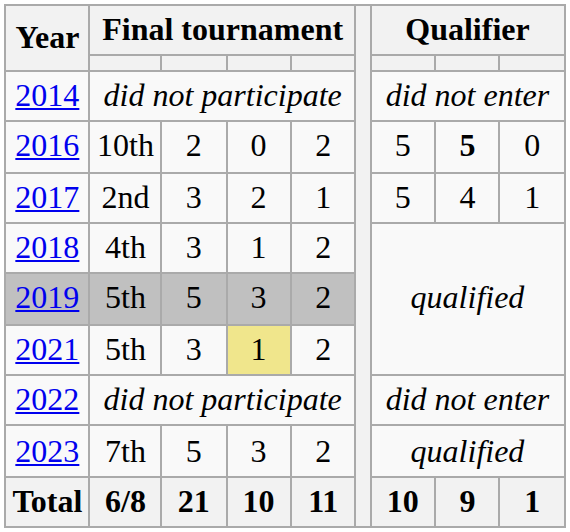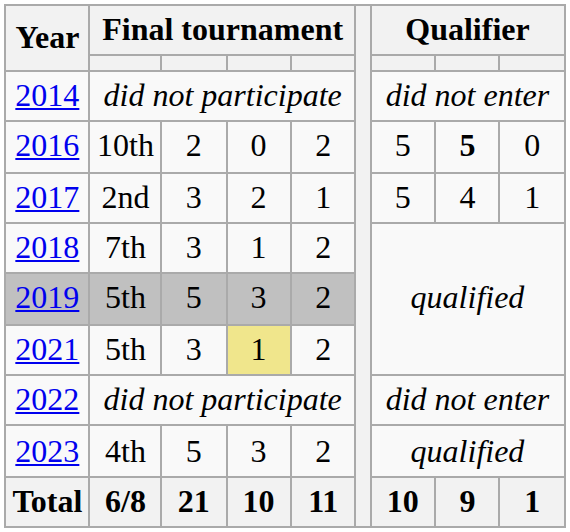(126, 247) 4th -> (126, 247) 7th
(126, 450) 7th -> (126, 450) 4th
